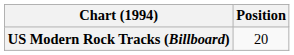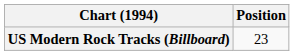(261, 38) 20 -> (261, 38) 23
